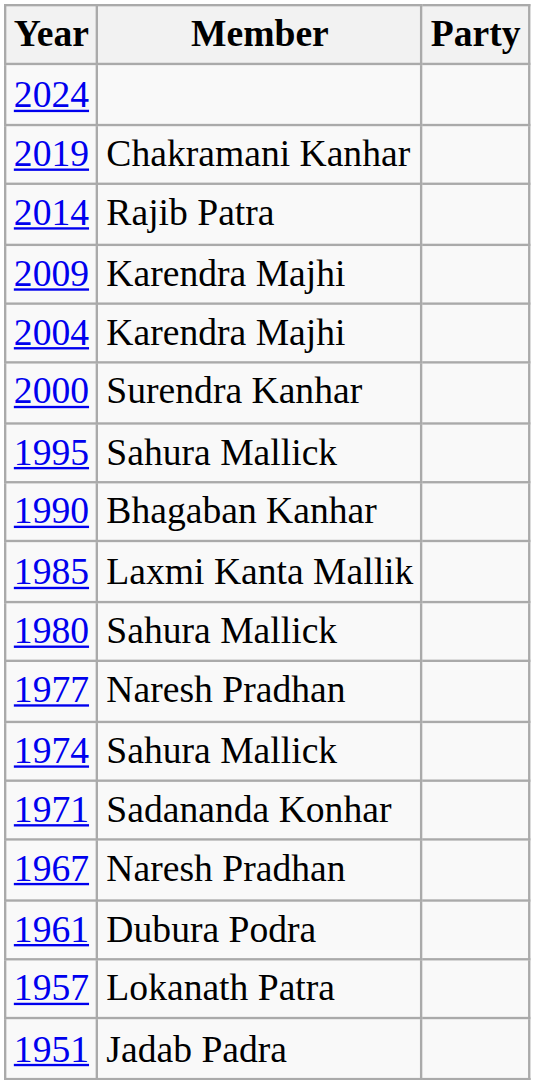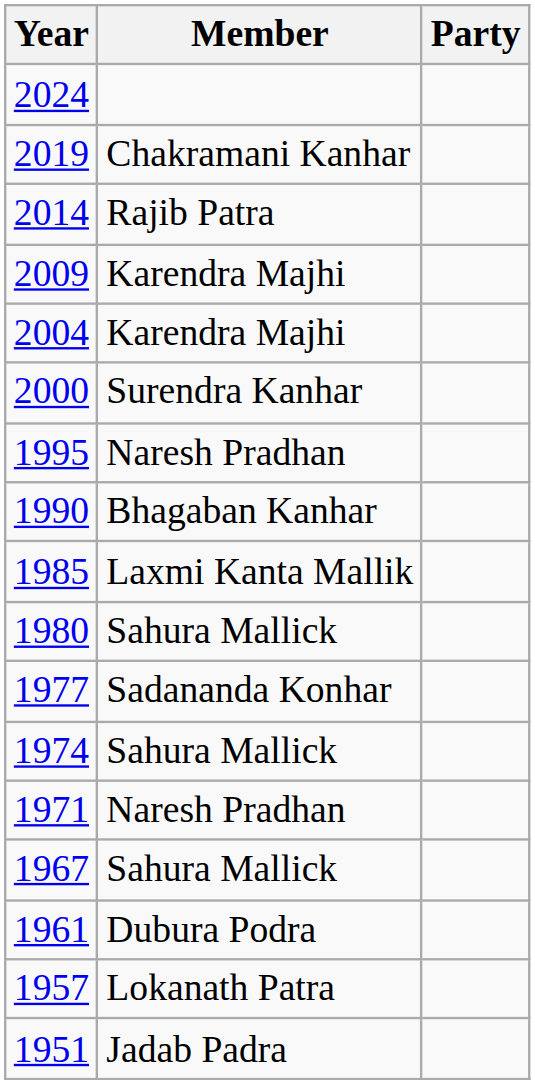(222, 451) Sahura Mallick -> (226, 451) Naresh Pradhan
(226, 690) Naresh Pradhan -> (249, 690) Sadananda Konhar
(249, 809) Sadananda Konhar -> (226, 809) Naresh Pradhan
(226, 869) Naresh Pradhan -> (222, 869) Sahura Mallick
